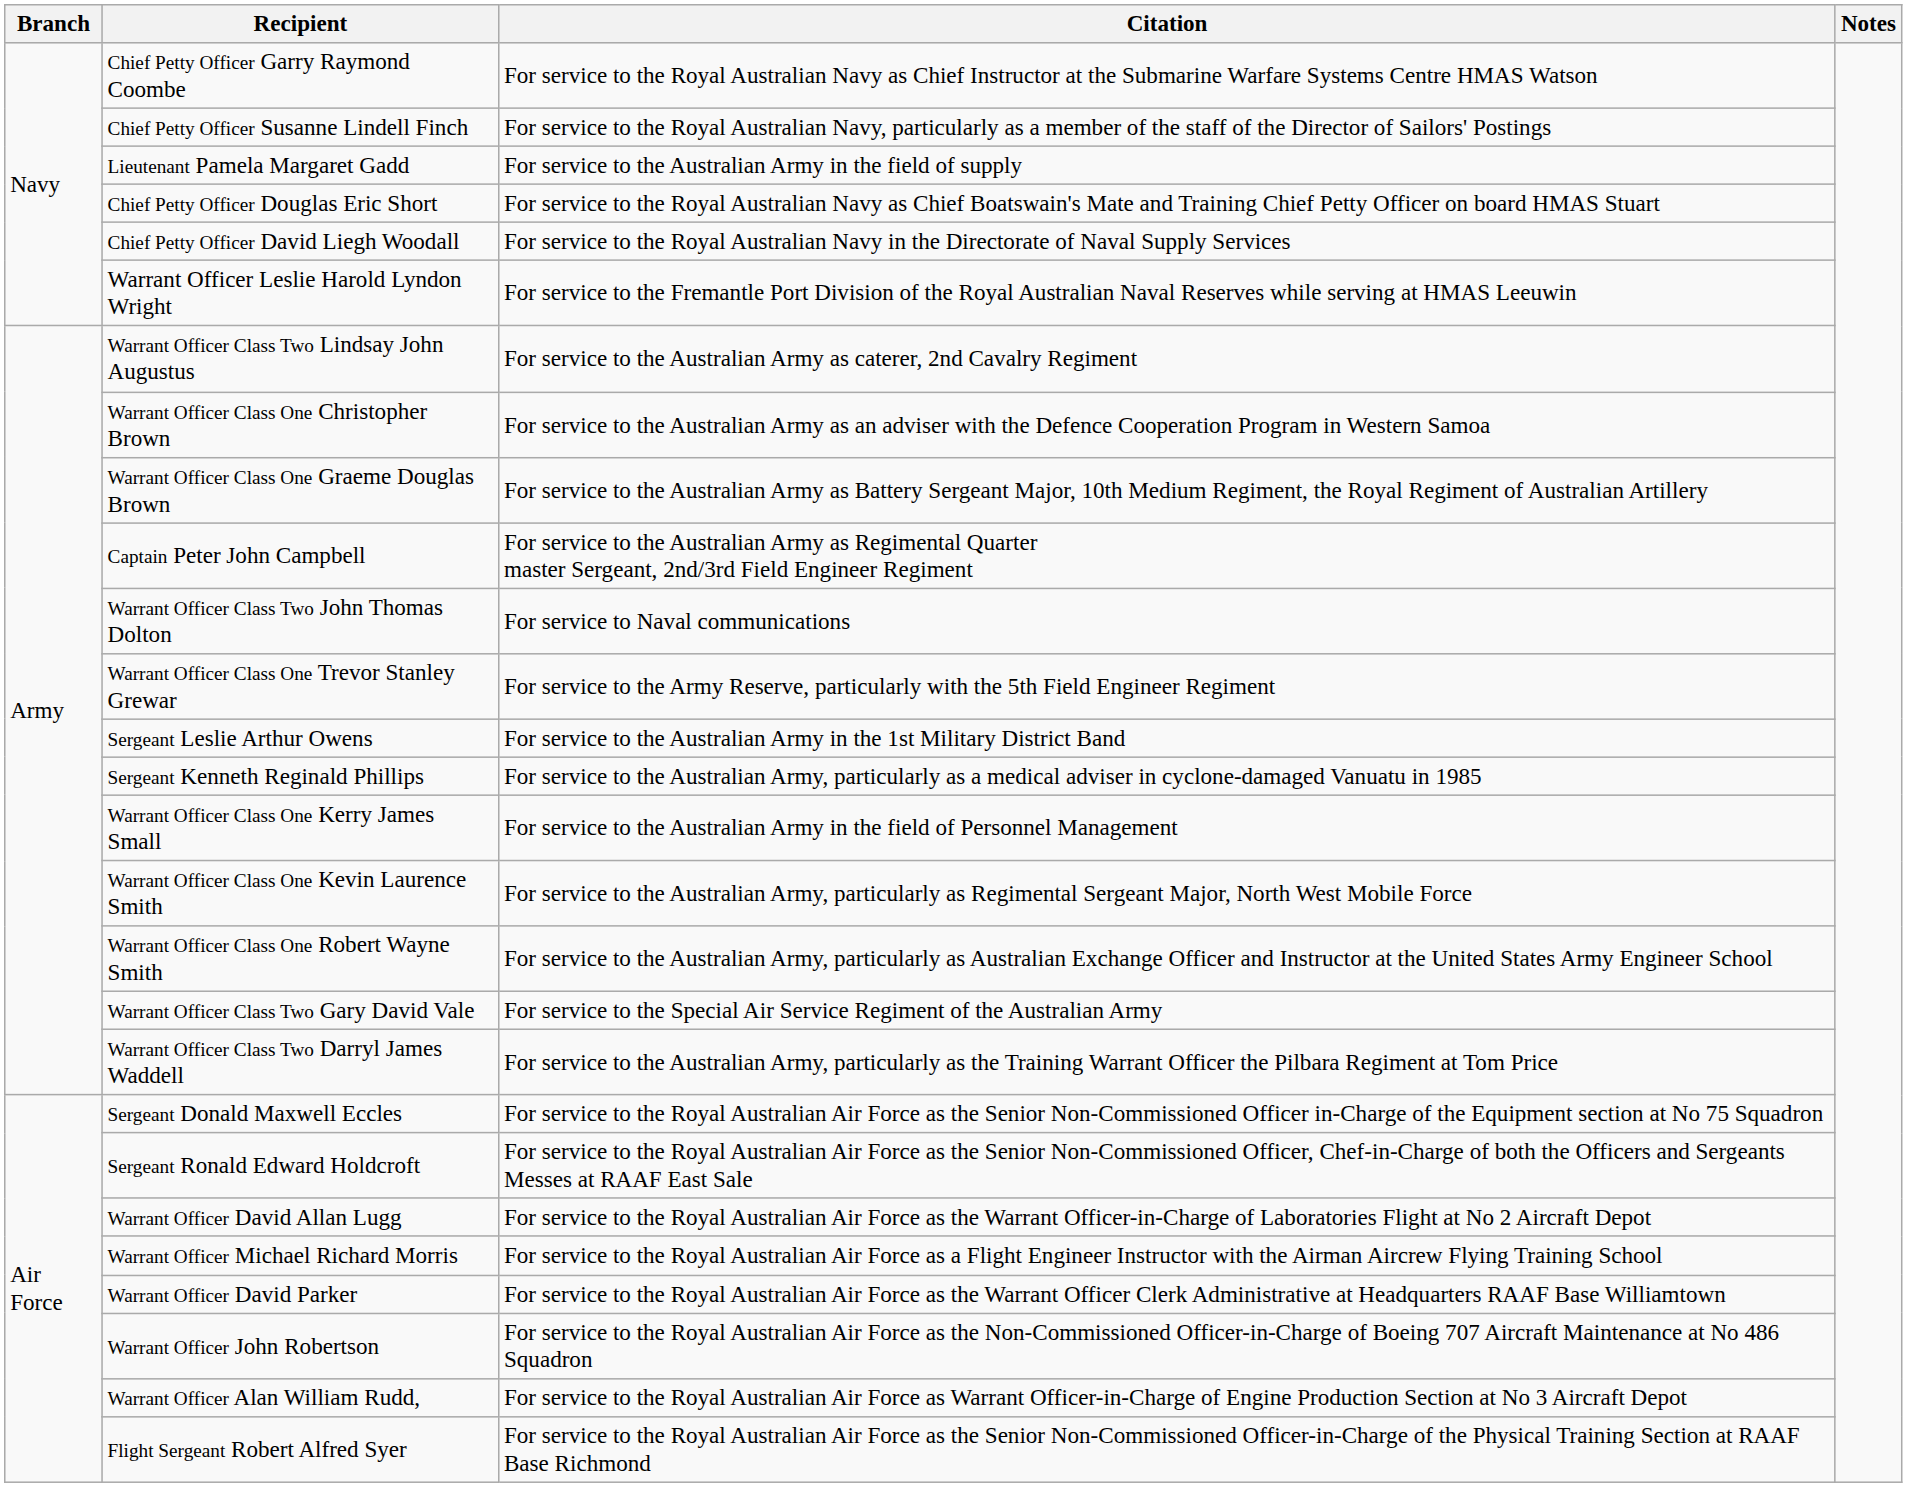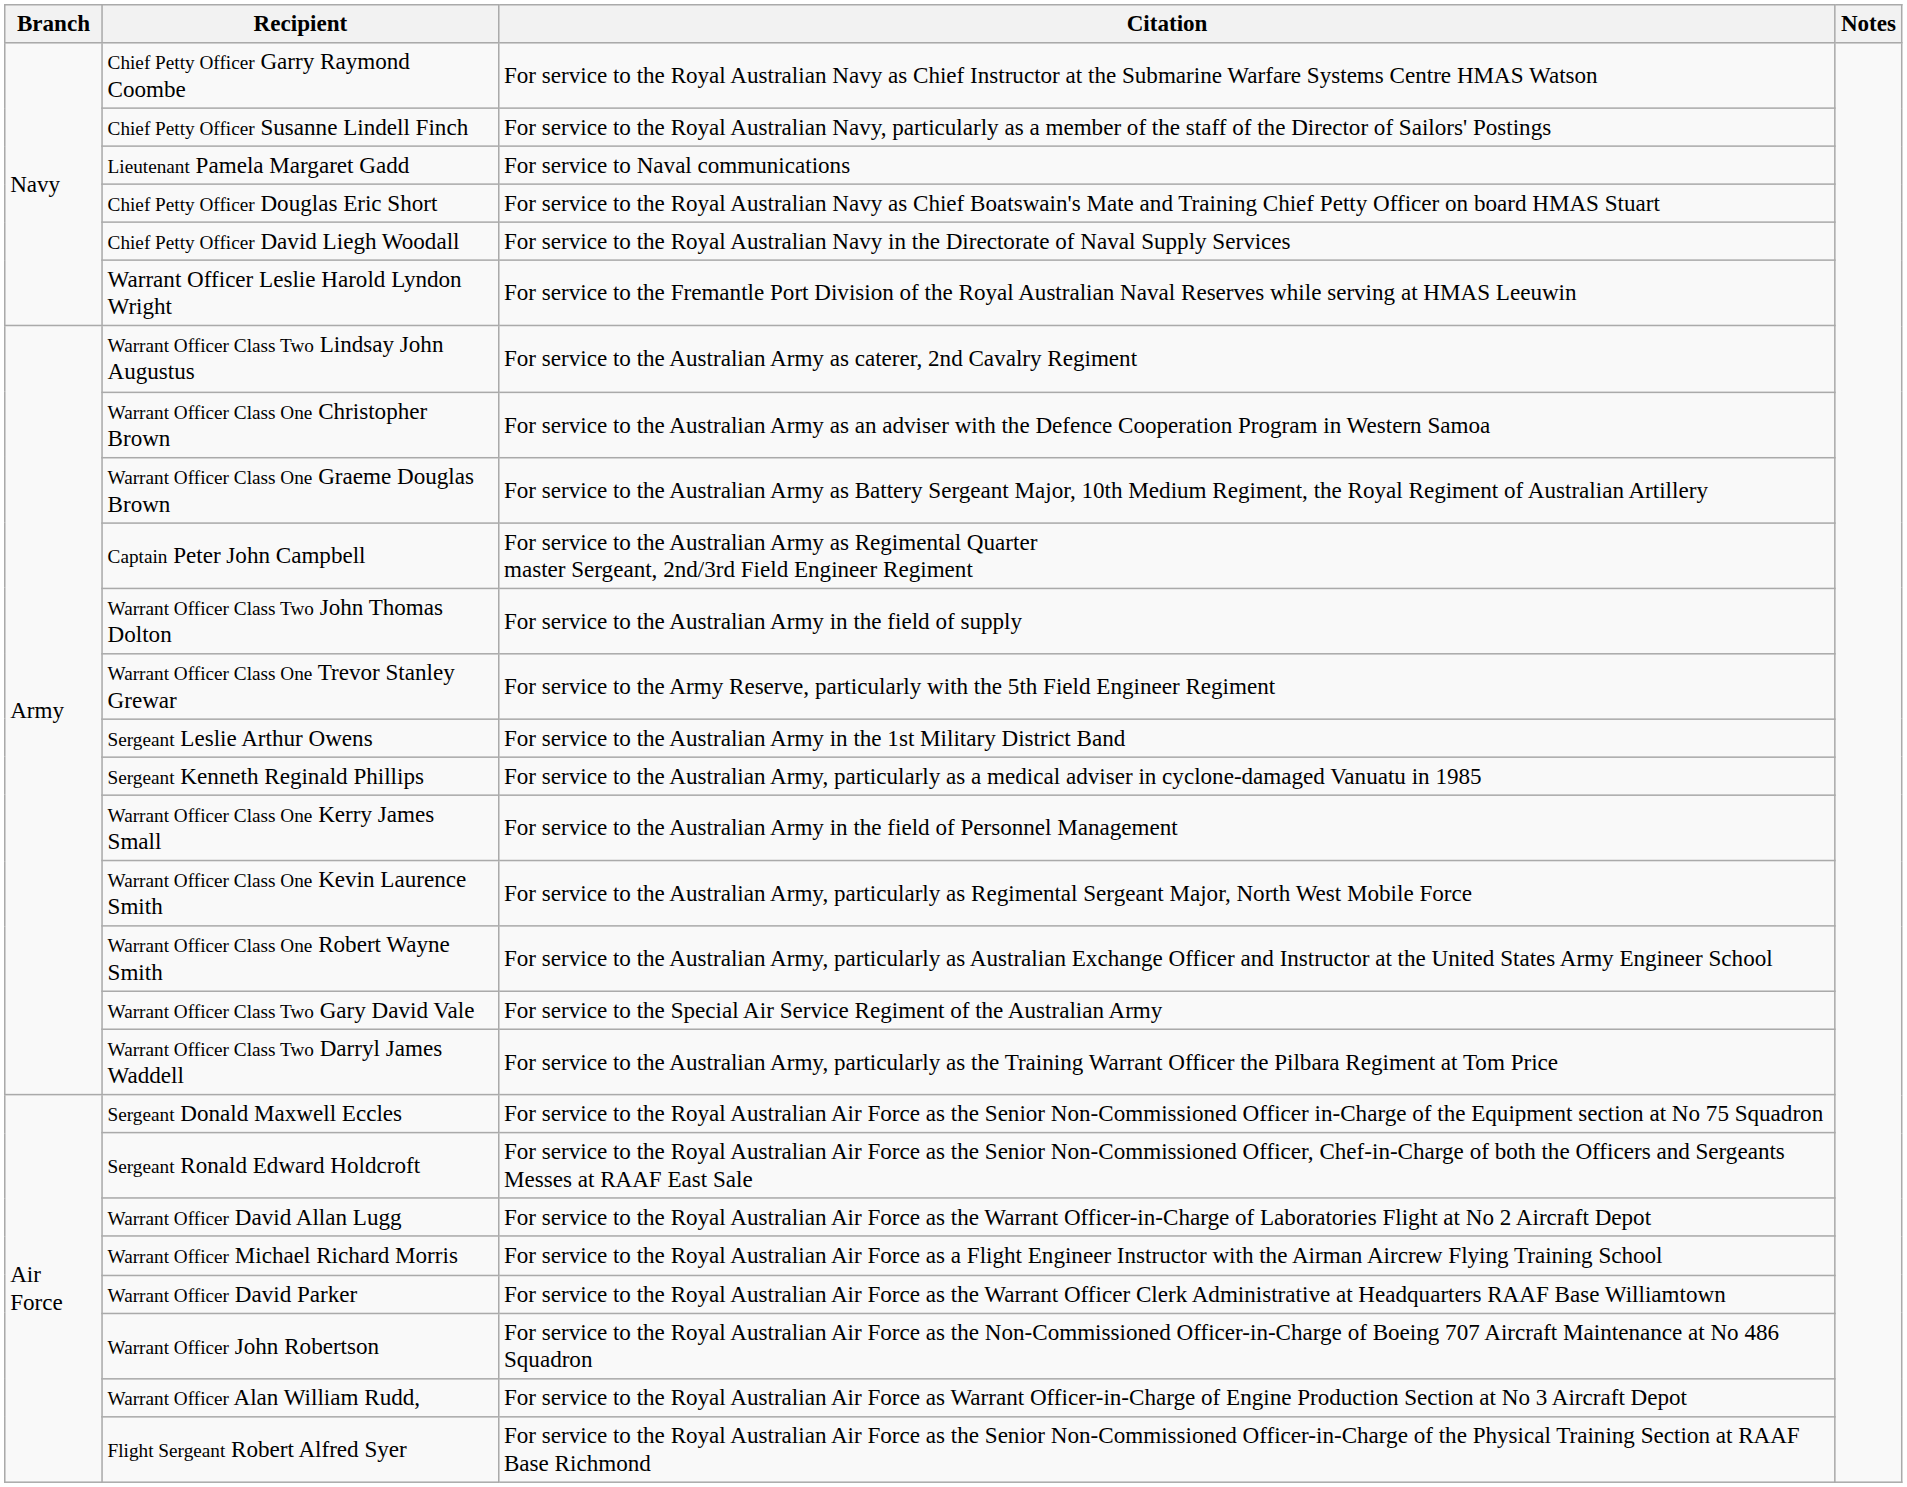(763, 165) For service to the Australian Army in the field of supply -> (677, 165) For service to Naval communications
(677, 620) For service to Naval communications -> (763, 620) For service to the Australian Army in the field of supply
